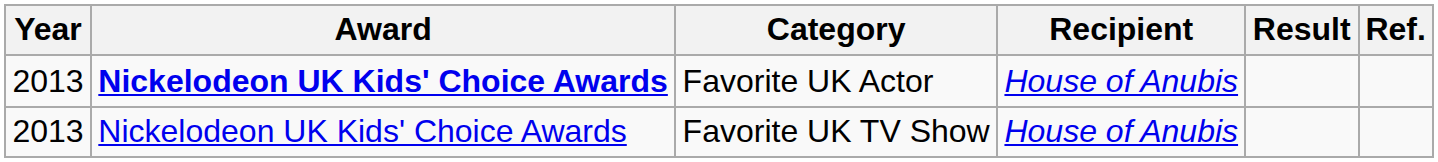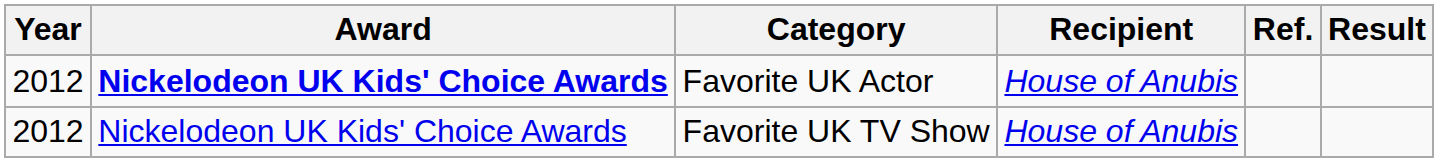columns swapped: (1302, 29) <-> (1396, 29)
(48, 80) 2013 -> (48, 80) 2012
(48, 131) 2013 -> (48, 131) 2012
